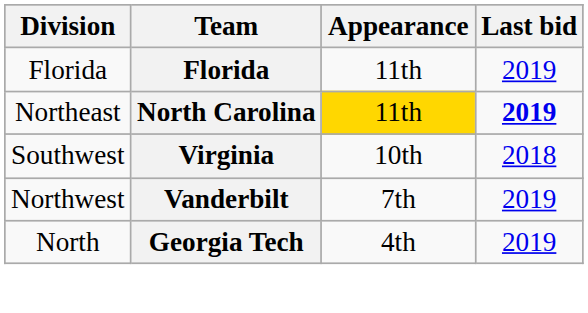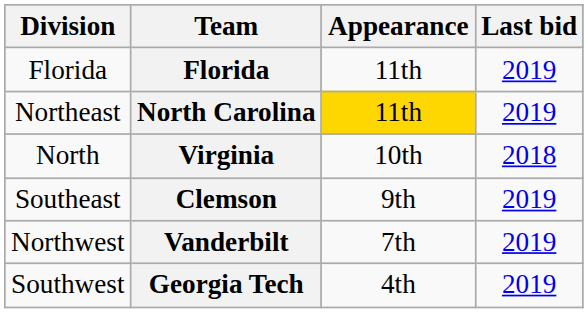(529, 112) bold -> (529, 112) normal
(68, 155) Southwest -> (68, 155) North
+ row: (226, 198)
(68, 241) North -> (68, 284) Southwest
